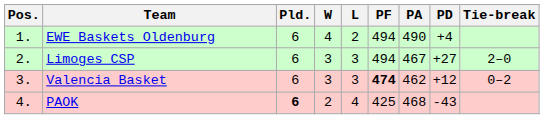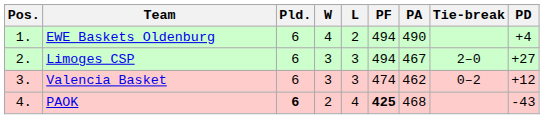columns swapped: (445, 15) <-> (499, 15)
(384, 81) bold -> (384, 81) normal
(384, 103) normal -> (384, 103) bold
